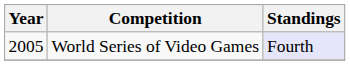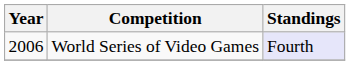(26, 45) 2005 -> (26, 45) 2006
